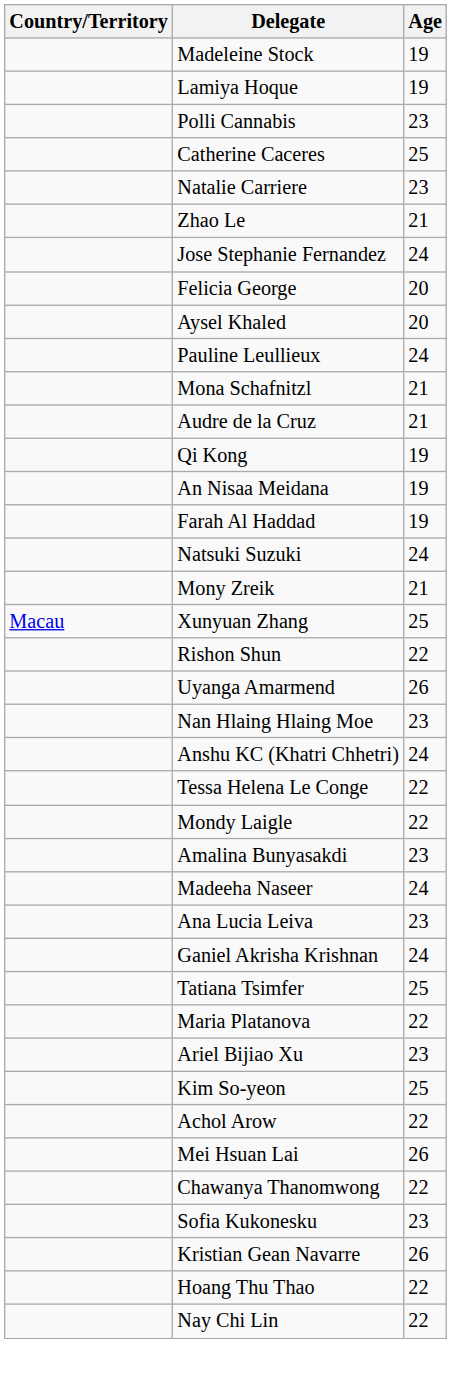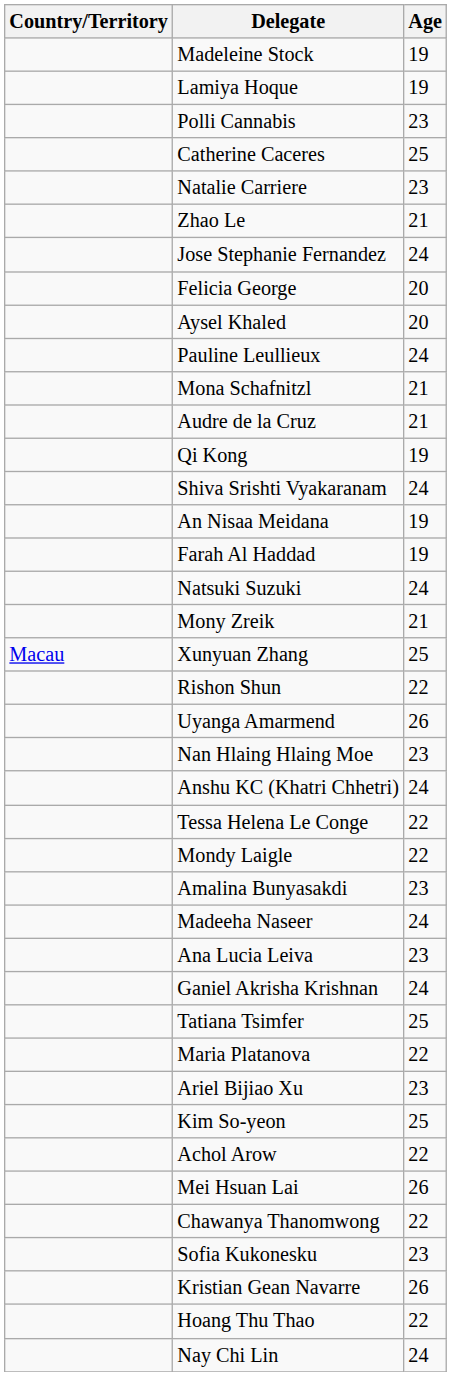+ row: (282, 488)
(418, 1321) 22 -> (418, 1354) 24
